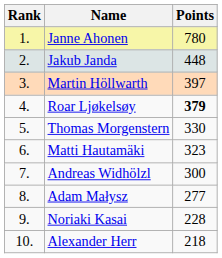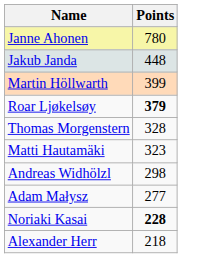- column: (24, 15)
(195, 83) 397 -> (155, 83) 399
(195, 128) 330 -> (155, 128) 328
(195, 173) 300 -> (155, 173) 298
(195, 219) normal -> (155, 219) bold
